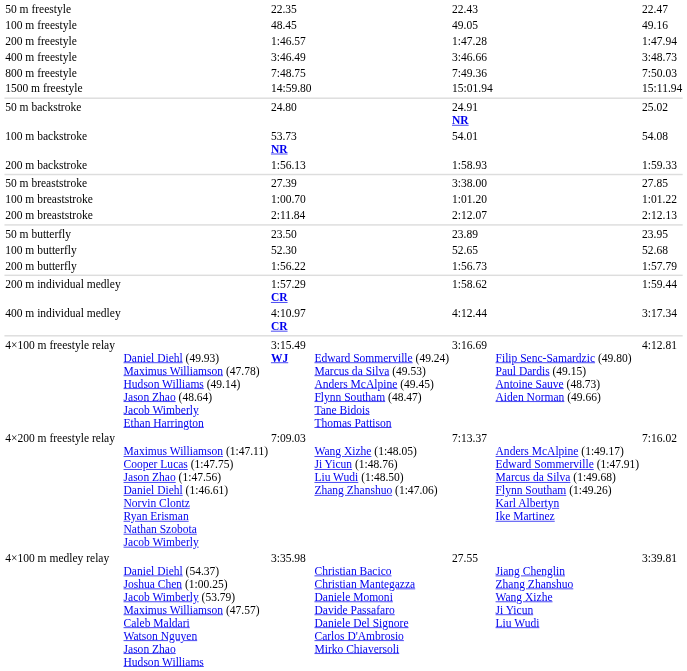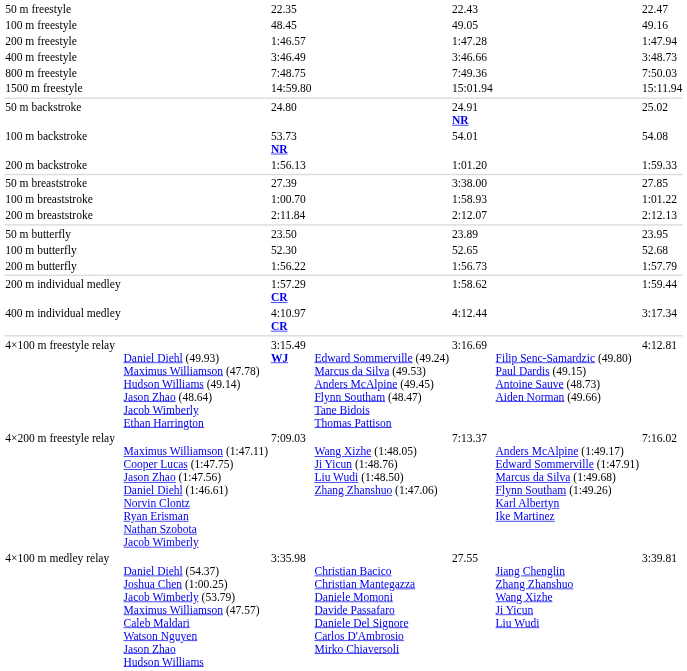(469, 165) 1:58.93 -> (469, 165) 1:01.20
(469, 199) 1:01.20 -> (469, 199) 1:58.93
